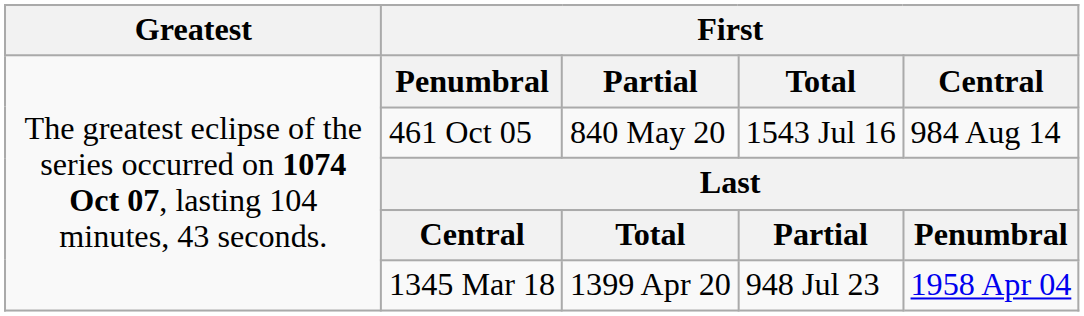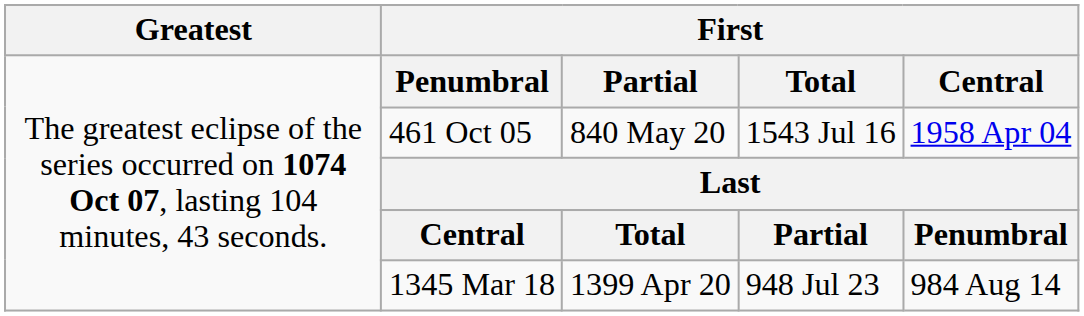(986, 132) 984 Aug 14 -> (991, 132) 1958 Apr 04
(991, 285) 1958 Apr 04 -> (986, 285) 984 Aug 14
